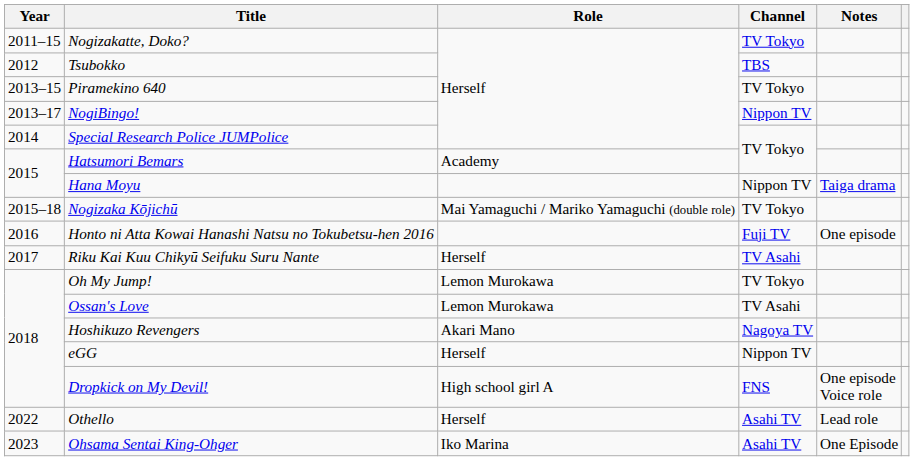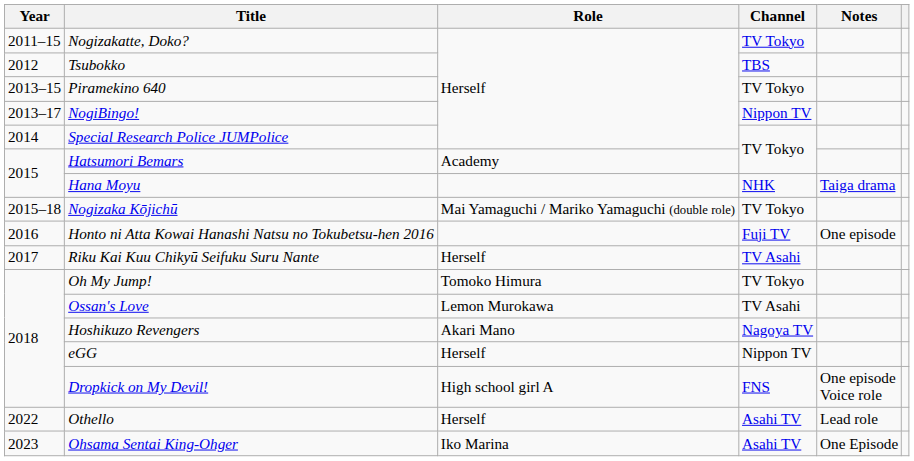(777, 185) Nippon TV -> (759, 185) NHK
(497, 281) Lemon Murokawa -> (491, 281) Tomoko Himura
